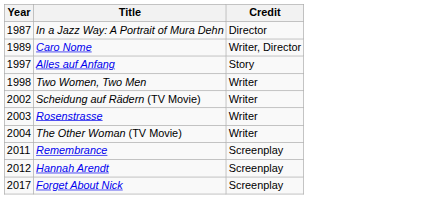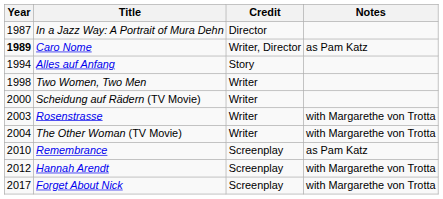+ column: (371, 13)
(19, 47) normal -> (19, 47) bold
(19, 64) 1997 -> (19, 64) 1994
(19, 99) 2002 -> (19, 99) 2000
(19, 151) 2011 -> (19, 151) 2010
